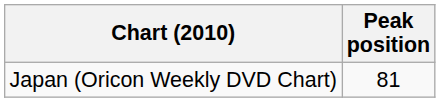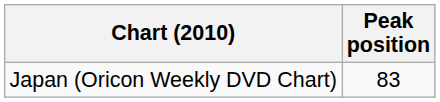(388, 79) 81 -> (388, 79) 83
